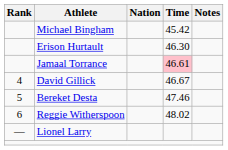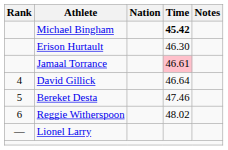(177, 30) normal -> (177, 30) bold
(177, 81) 46.67 -> (177, 81) 46.64
